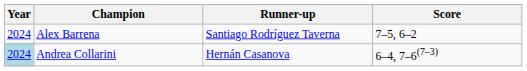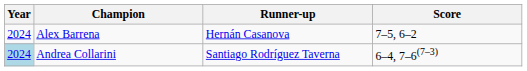(273, 34) Santiago Rodríguez Taverna -> (248, 34) Hernán Casanova
(248, 55) Hernán Casanova -> (273, 55) Santiago Rodríguez Taverna
